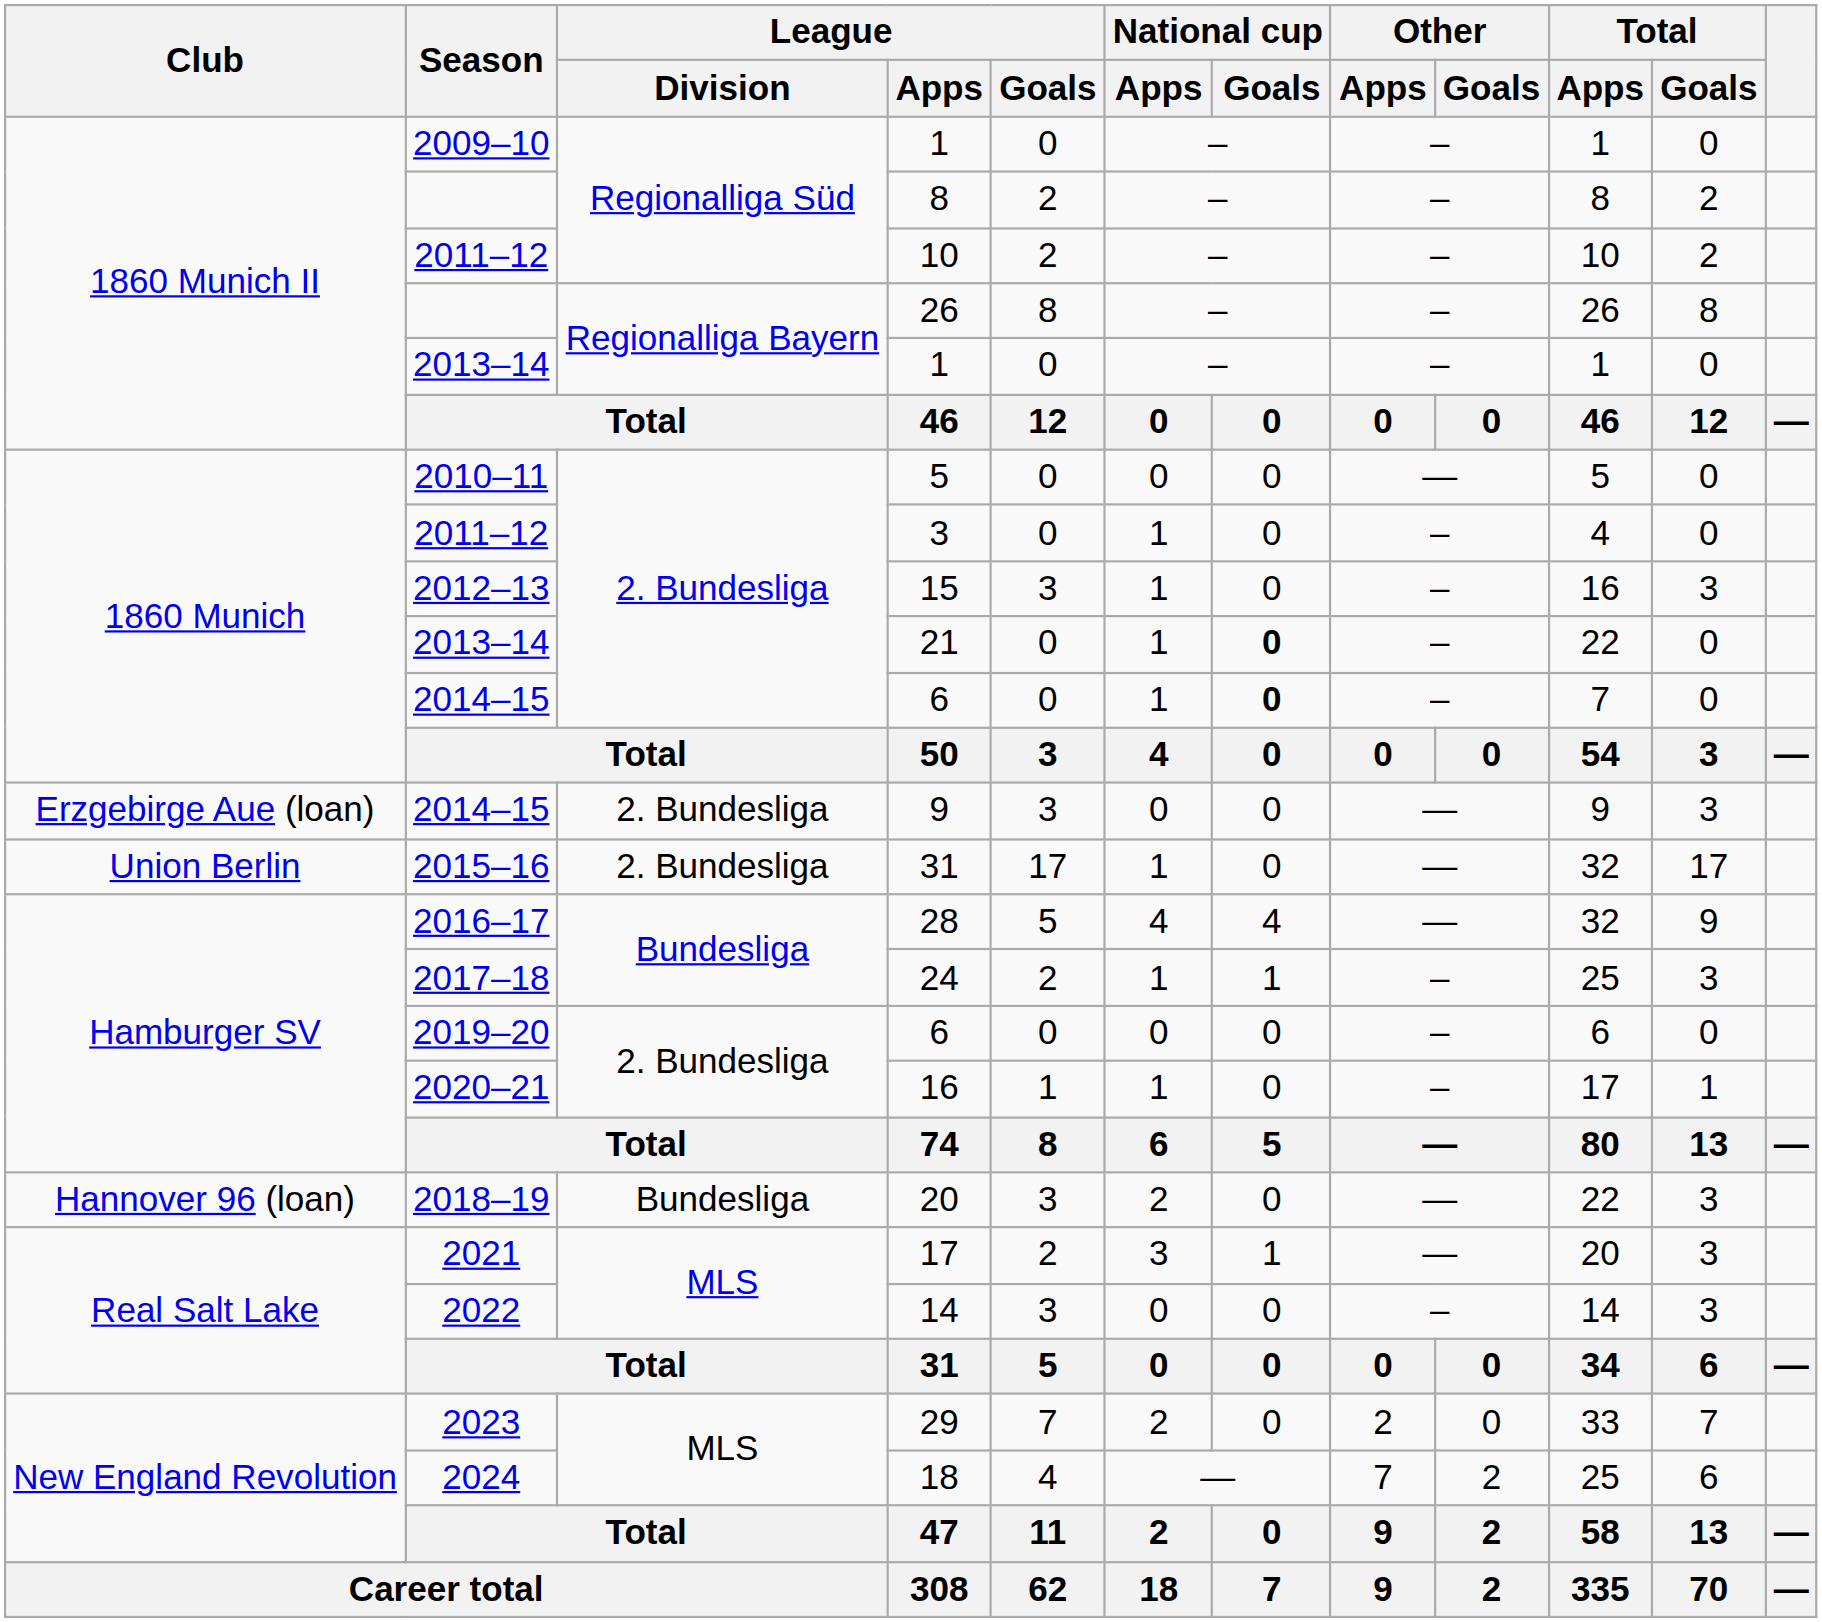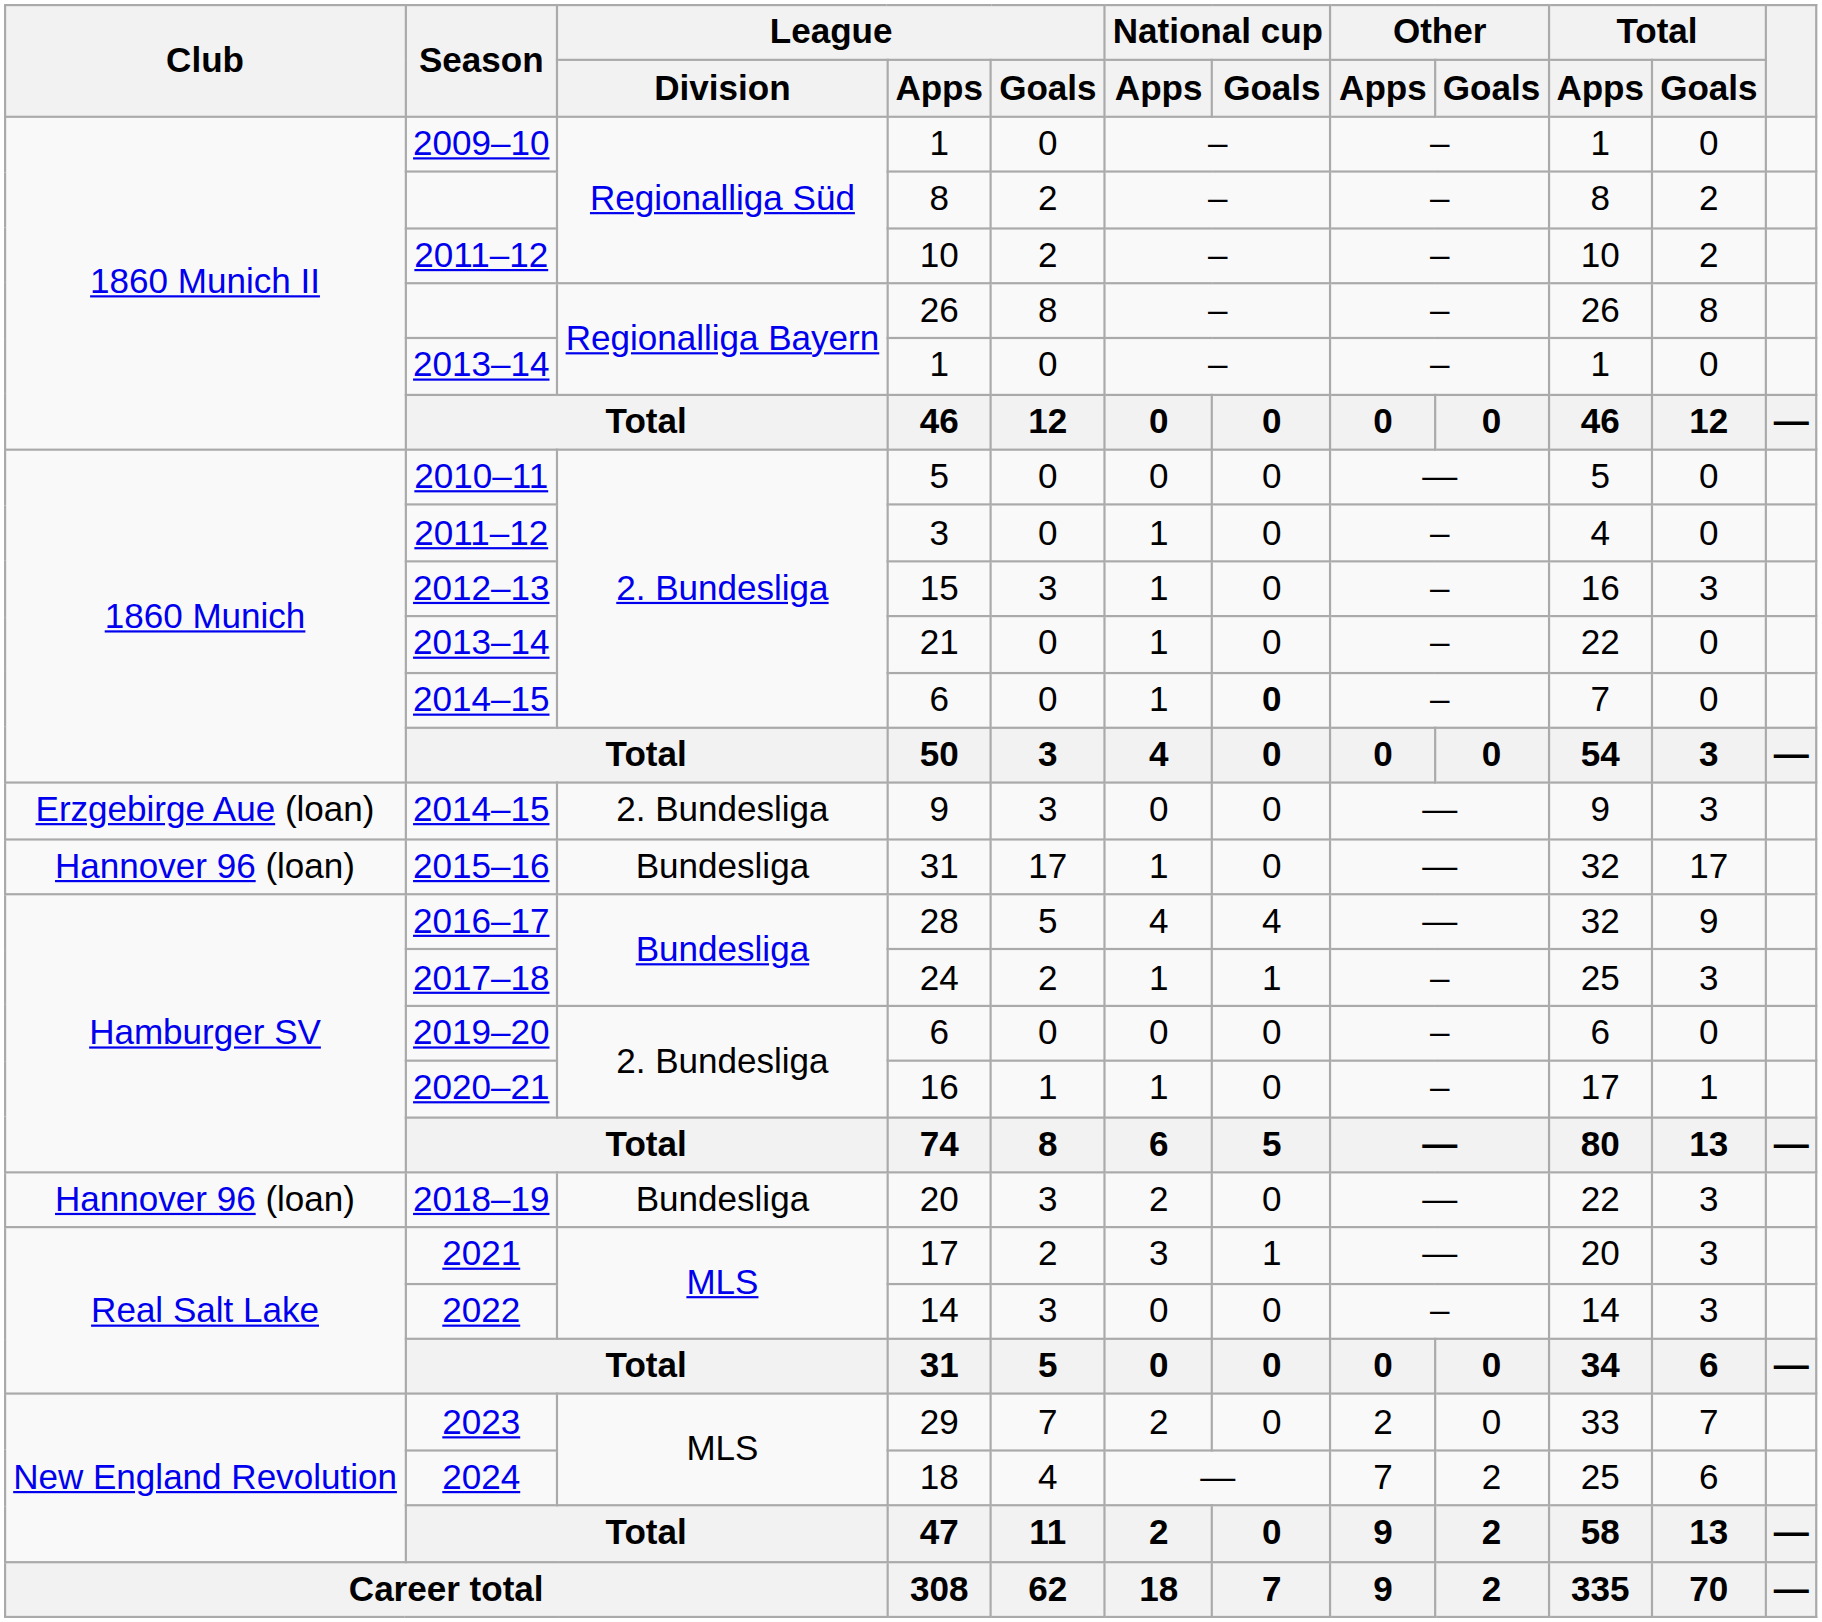(1272, 643) bold -> (1272, 643) normal
(205, 865) Union Berlin -> (205, 865) Hannover 96 (loan)
(722, 865) 2. Bundesliga -> (722, 865) Bundesliga
